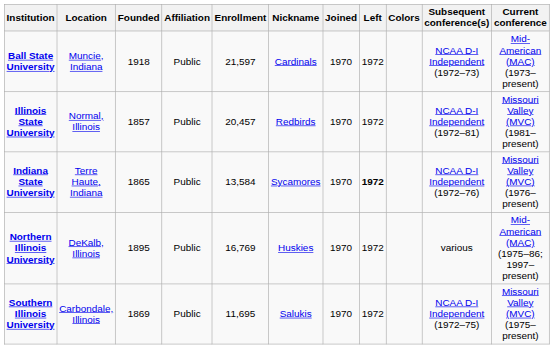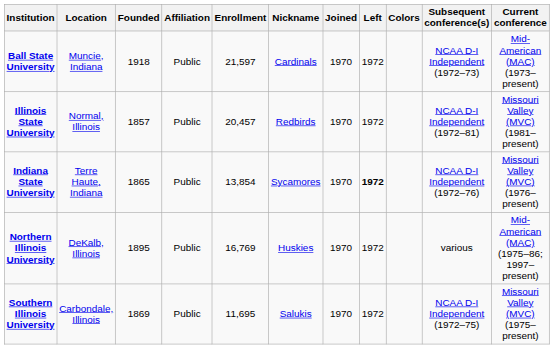(240, 182) 13,584 -> (240, 182) 13,854
